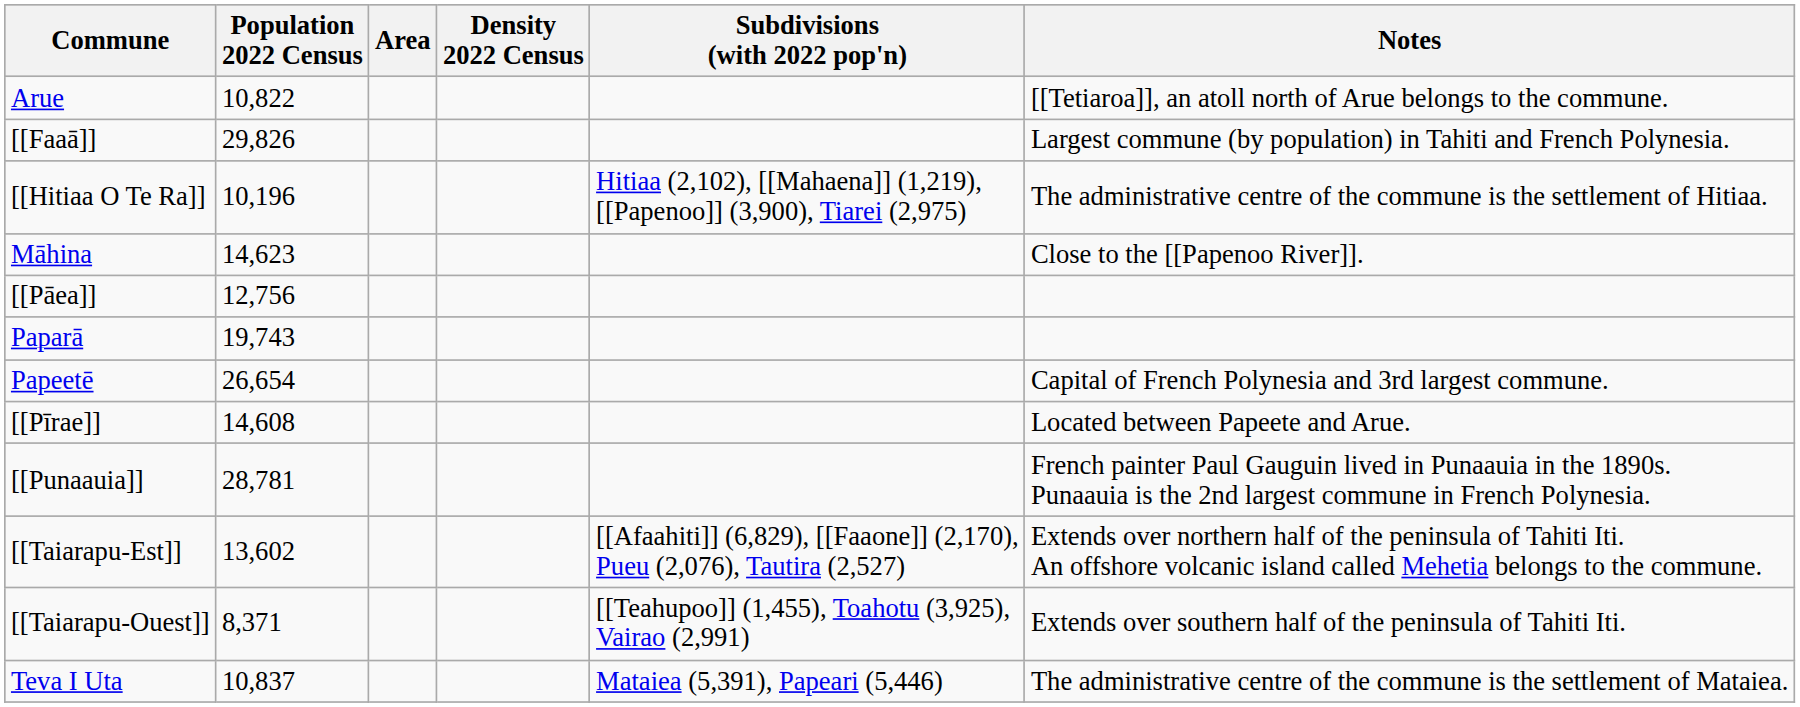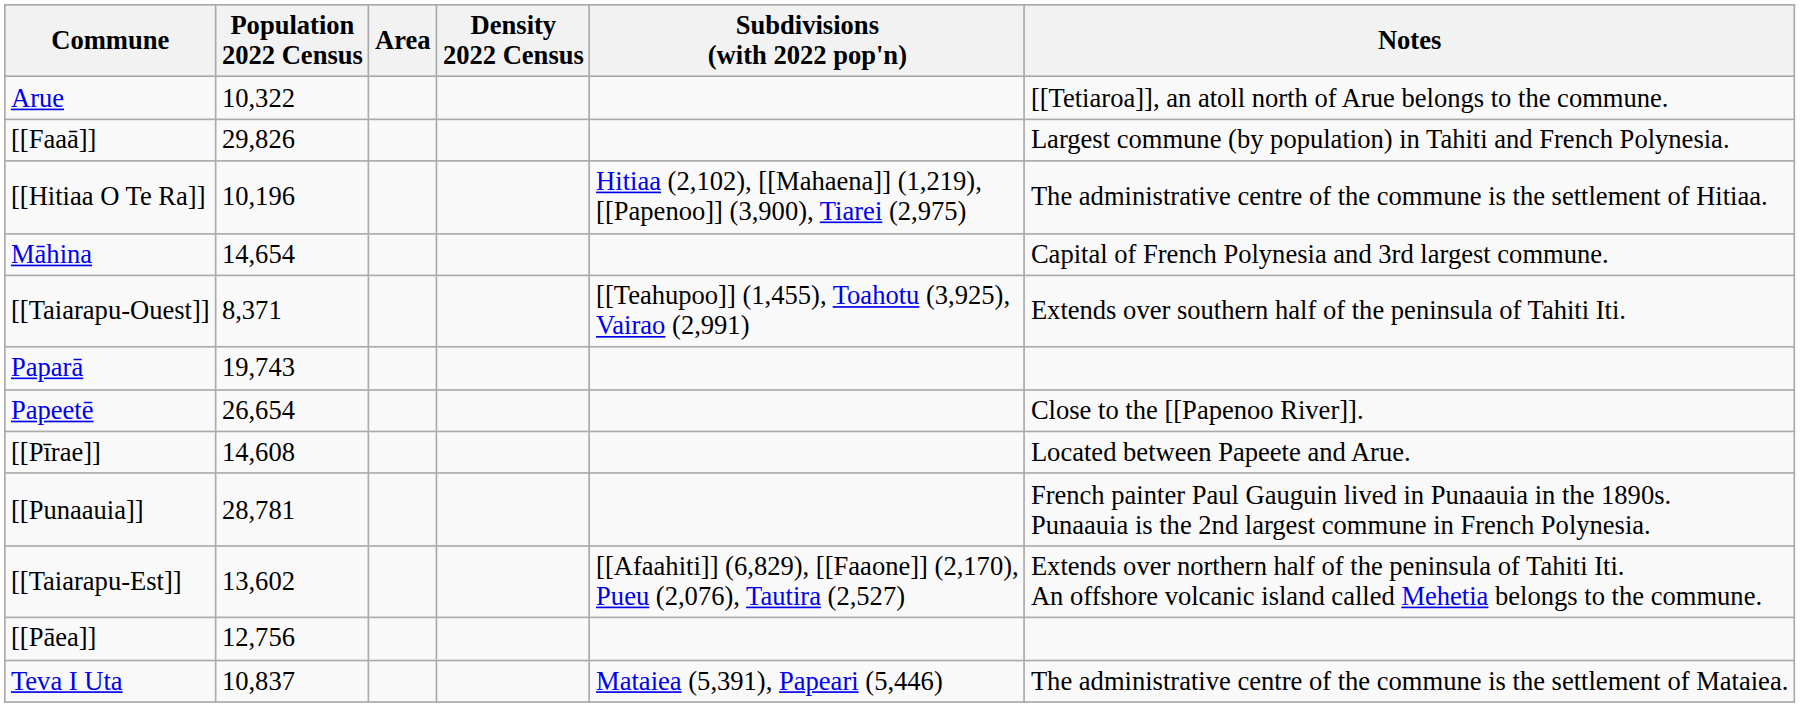(258, 97) 10,822 -> (258, 97) 10,322
(258, 253) 14,623 -> (258, 253) 14,654
(1197, 253) Close to the [[Papenoo River]]. -> (1320, 253) Capital of French Polynesia and 3rd largest commune.
rows swapped: (54, 295) <-> (110, 623)
(1320, 380) Capital of French Polynesia and 3rd largest commune. -> (1197, 410) Close to the [[Papenoo River]].
